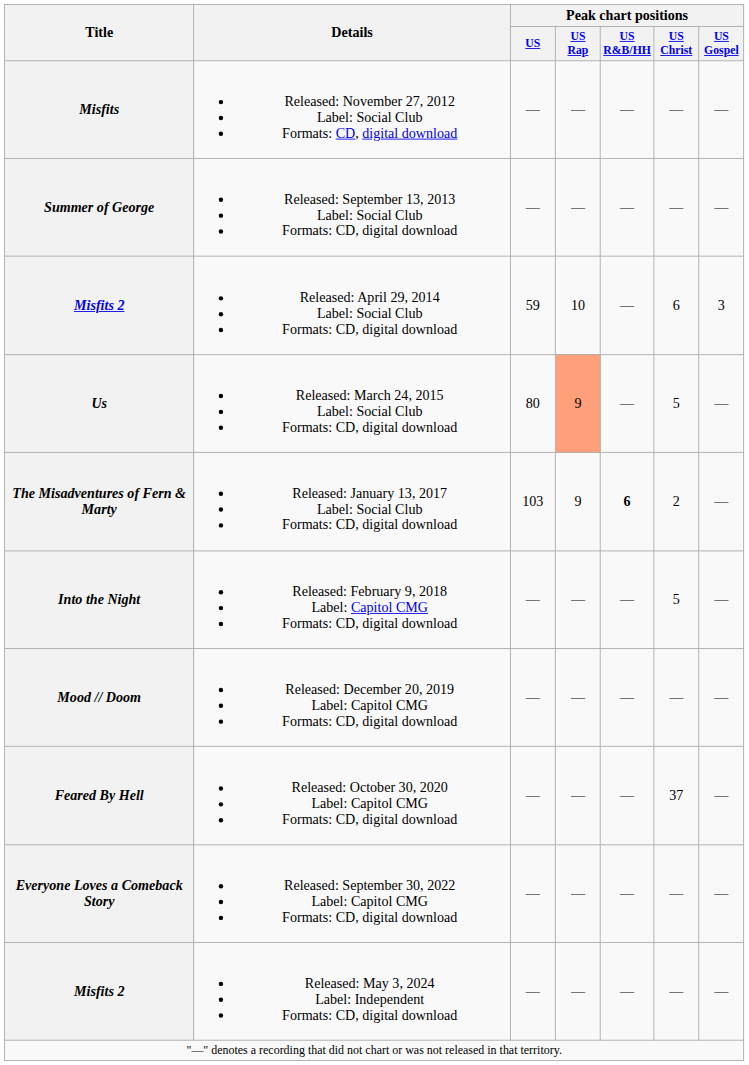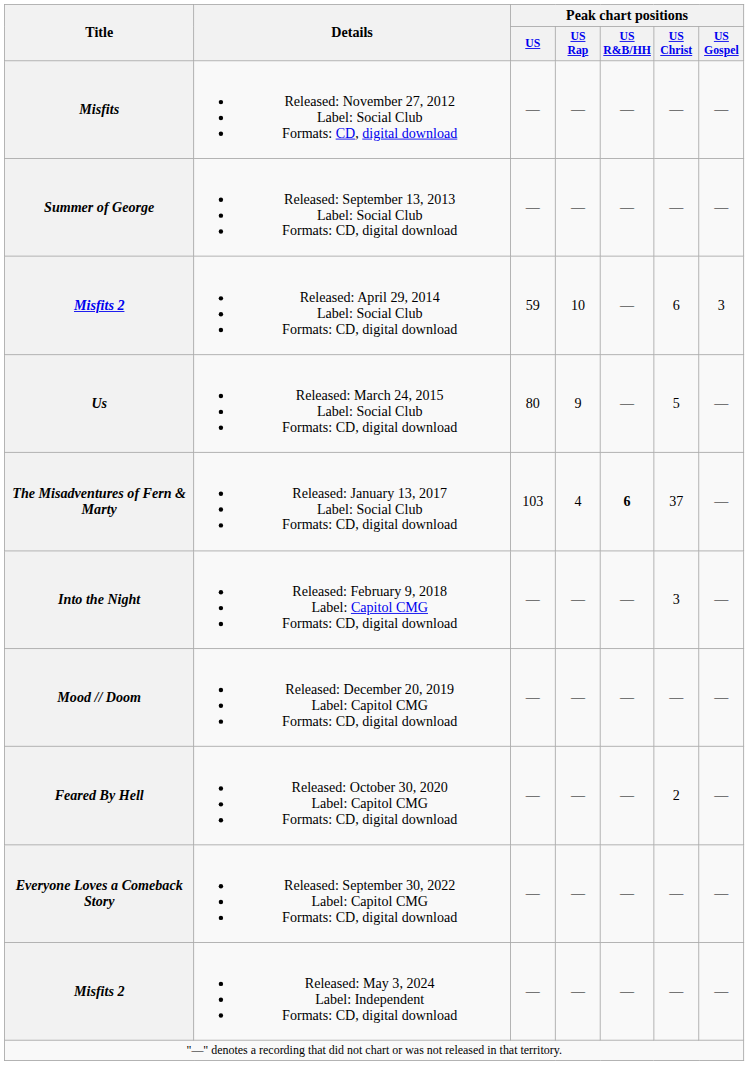(578, 403) lightsalmon background -> (578, 403) no background
(578, 501) 9 -> (578, 501) 4
(676, 501) 2 -> (676, 501) 37
(676, 599) 5 -> (676, 599) 3
(676, 795) 37 -> (676, 795) 2
